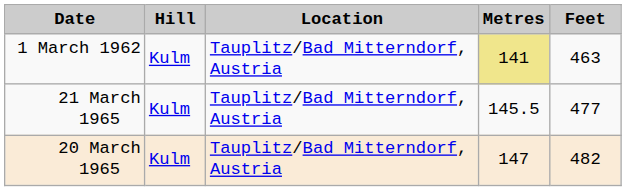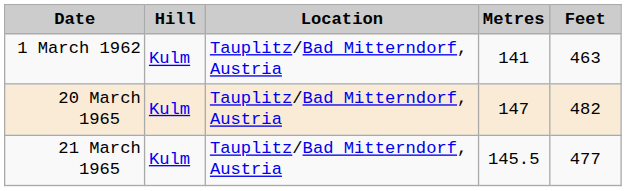(514, 58) khaki background -> (514, 58) no background
rows swapped: (100, 109) <-> (100, 159)
